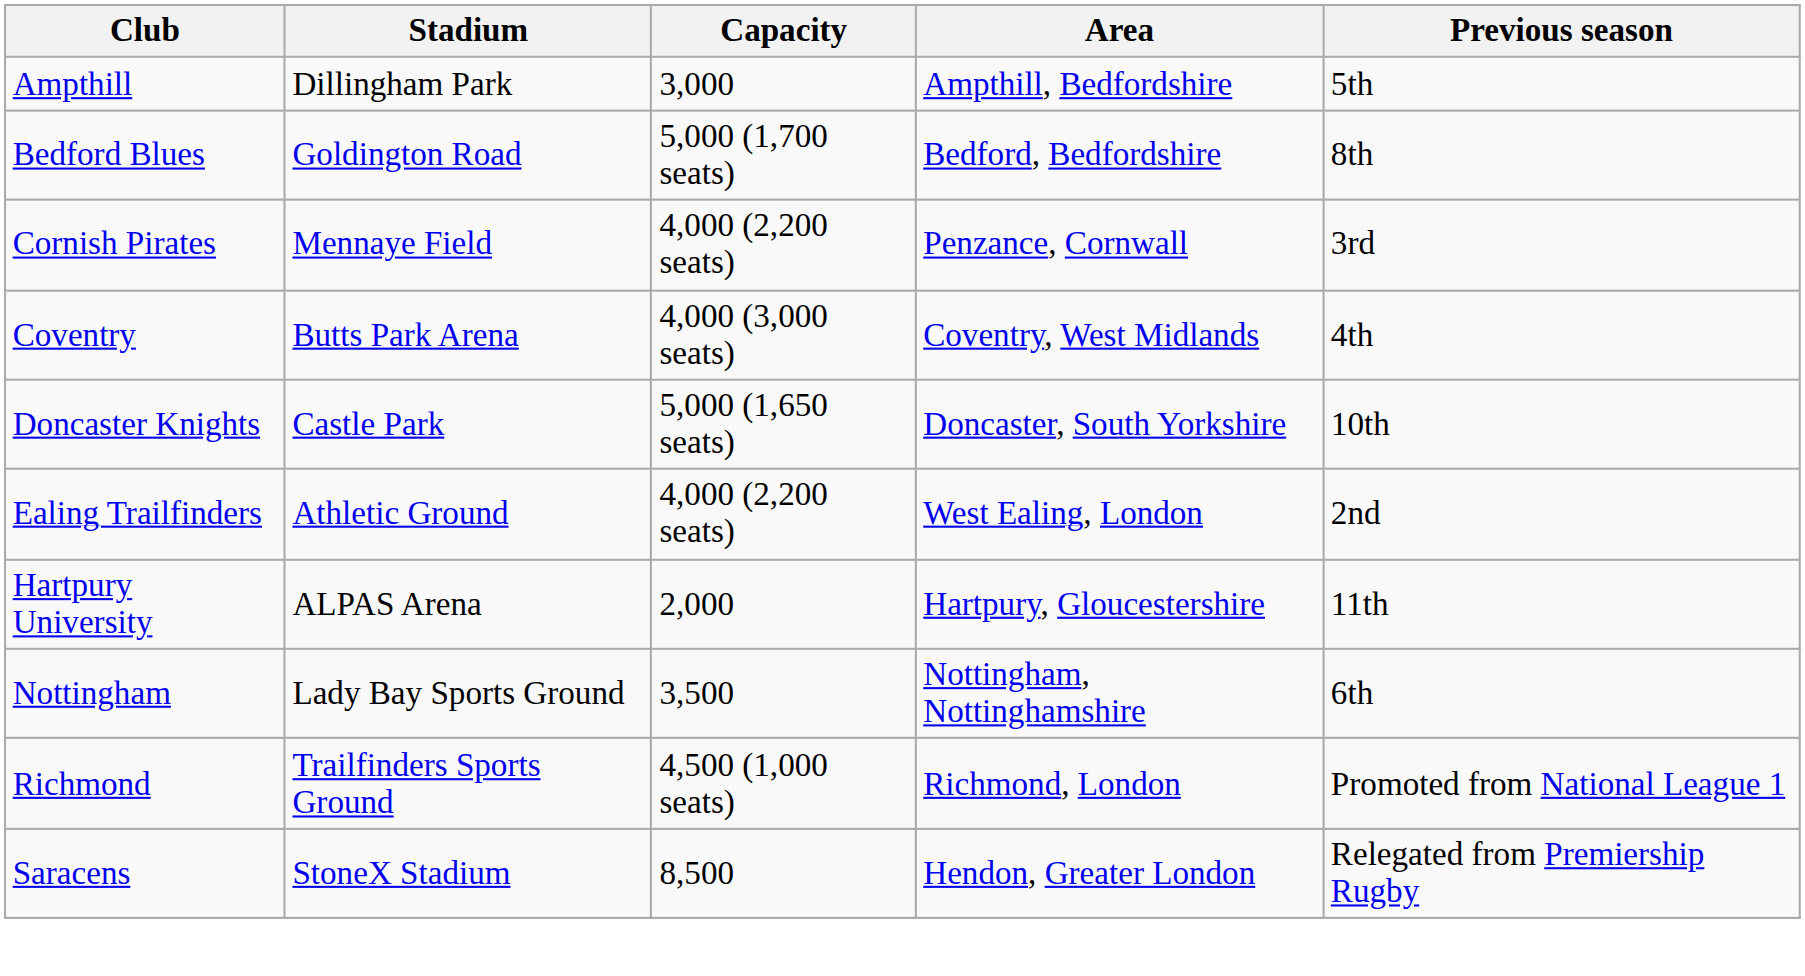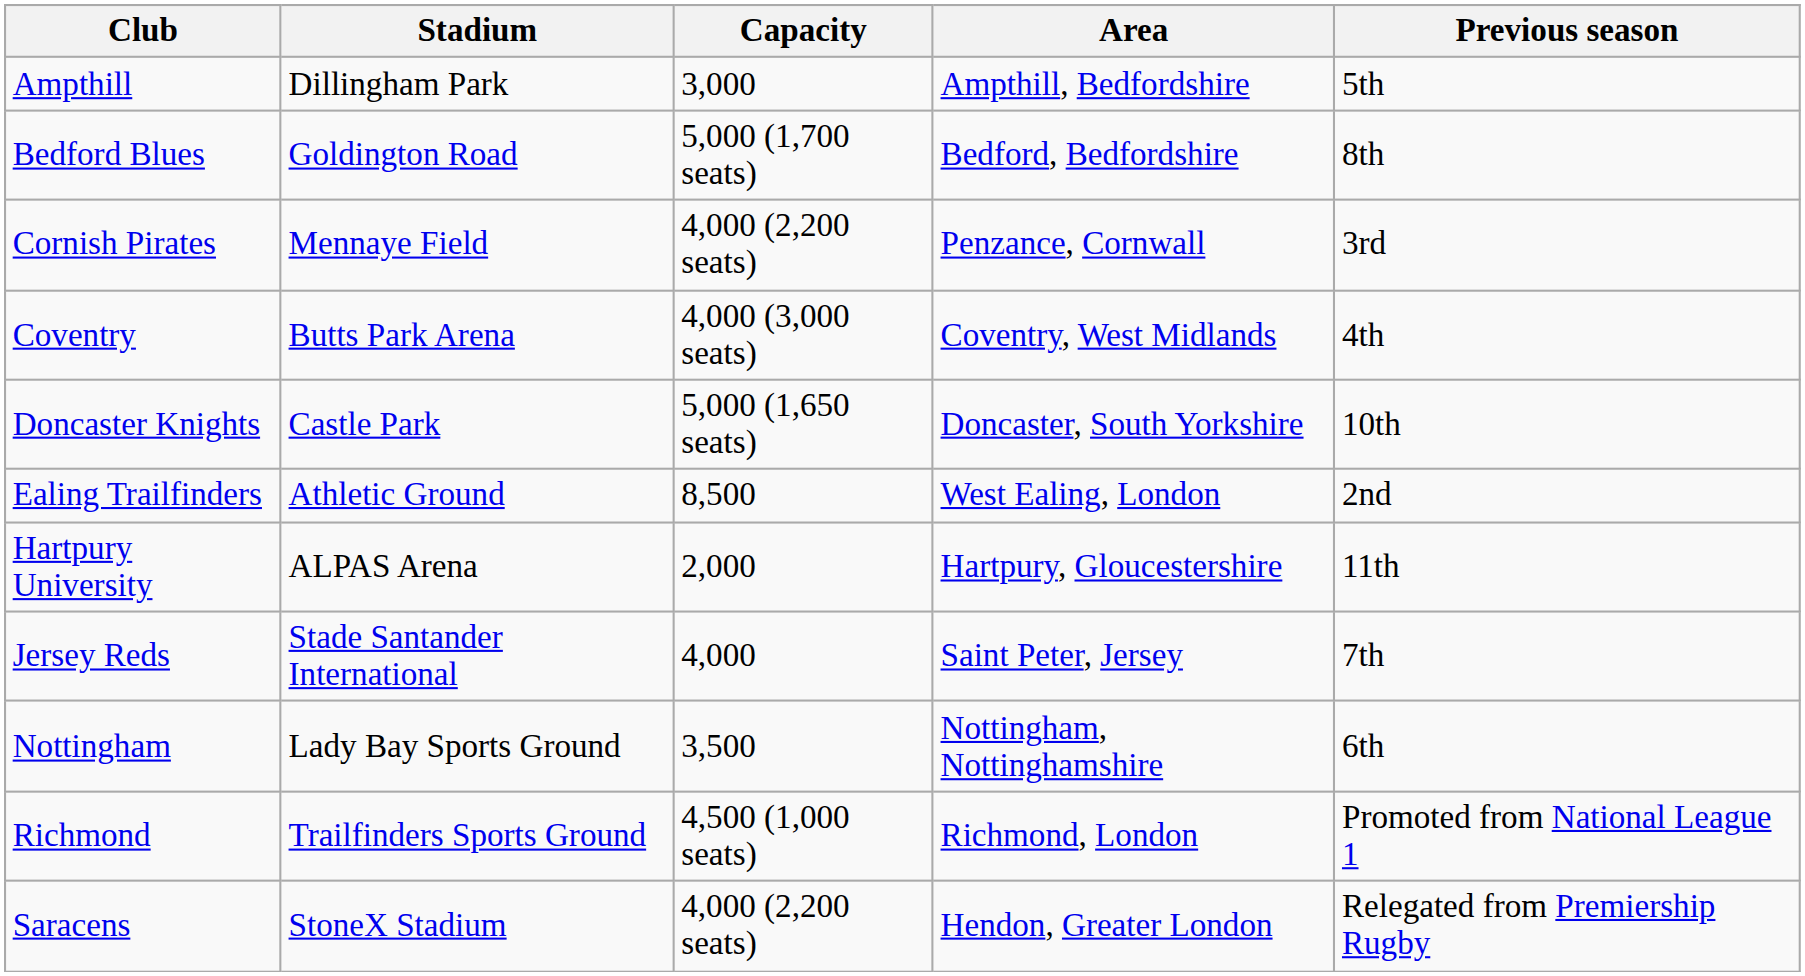(744, 513) 4,000 (2,200 seats) -> (719, 494) 8,500
+ row: (91, 655)
(697, 872) 8,500 -> (765, 925) 4,000 (2,200 seats)
